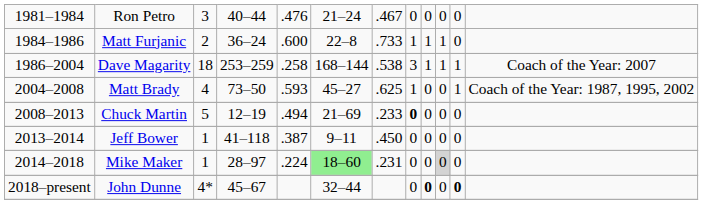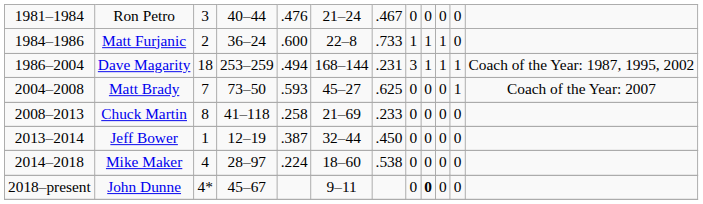(294, 65) .258 -> (294, 65) .494
(389, 65) .538 -> (389, 65) .231
(581, 65) Coach of the Year: 2007 -> (581, 65) Coach of the Year: 1987, 1995, 2002
(205, 89) 4 -> (205, 89) 7
(413, 89) 1 -> (413, 89) 0
(581, 89) Coach of the Year: 1987, 1995, 2002 -> (581, 89) Coach of the Year: 2007
(205, 114) 5 -> (205, 114) 8
(247, 114) 12–19 -> (247, 114) 41–118
(294, 114) .494 -> (294, 114) .258
(413, 114) bold -> (413, 114) normal
(247, 138) 41–118 -> (247, 138) 12–19
(342, 138) 9–11 -> (342, 138) 32–44
(205, 162) 1 -> (205, 162) 4
(342, 162) lightgreen background -> (342, 162) no background
(389, 162) .231 -> (389, 162) .538
(443, 162) lightgrey background -> (443, 162) no background
(342, 187) 32–44 -> (342, 187) 9–11
(458, 187) bold -> (458, 187) normal
